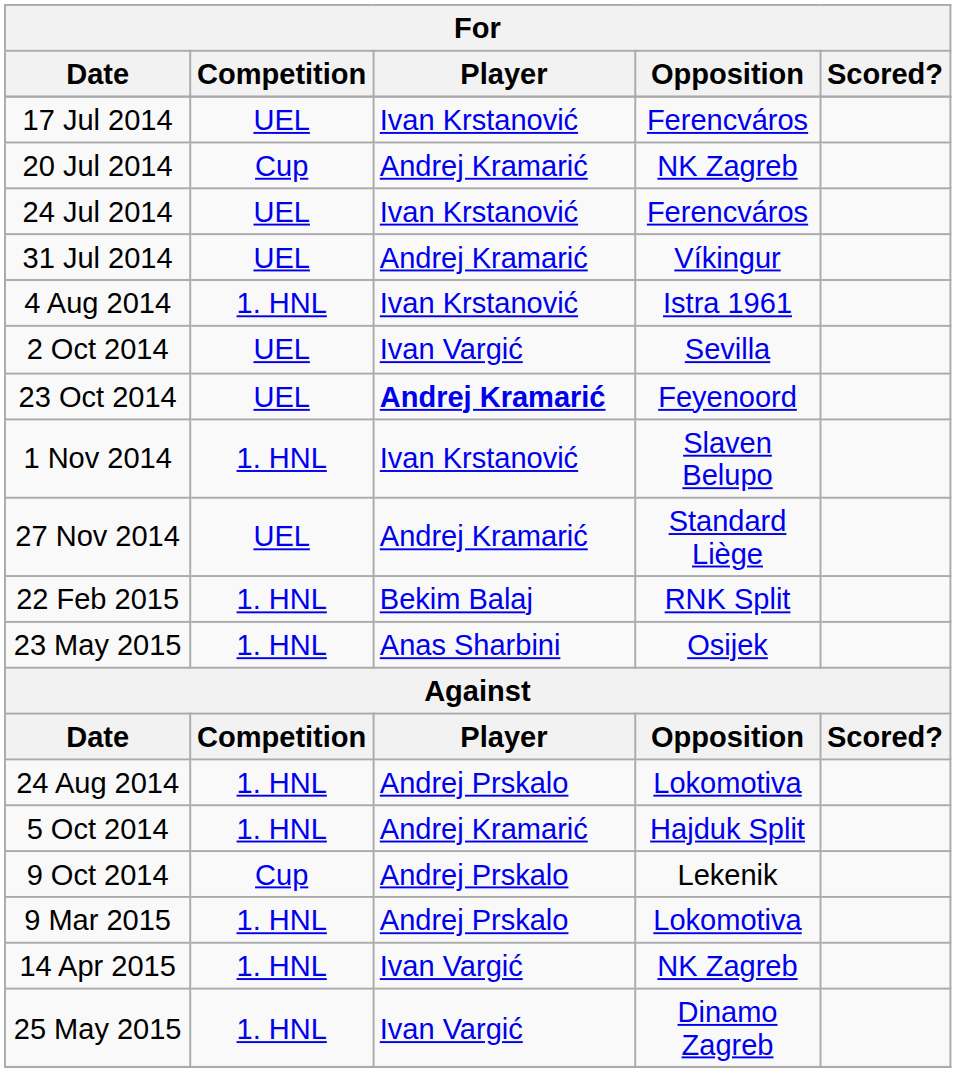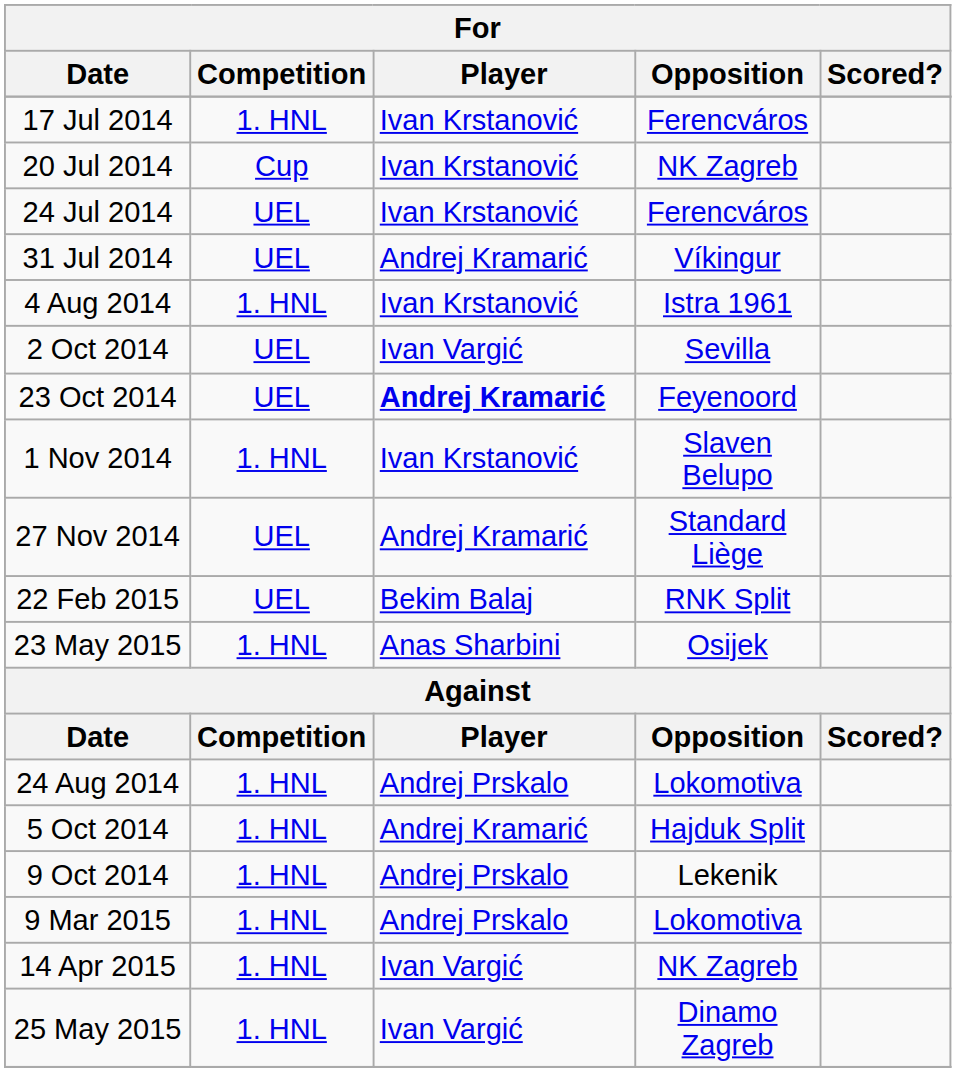(282, 120) UEL -> (282, 120) 1. HNL
(484, 166) Andrej Kramarić -> (479, 166) Ivan Krstanović
(282, 599) 1. HNL -> (282, 599) UEL
(282, 874) Cup -> (282, 874) 1. HNL
